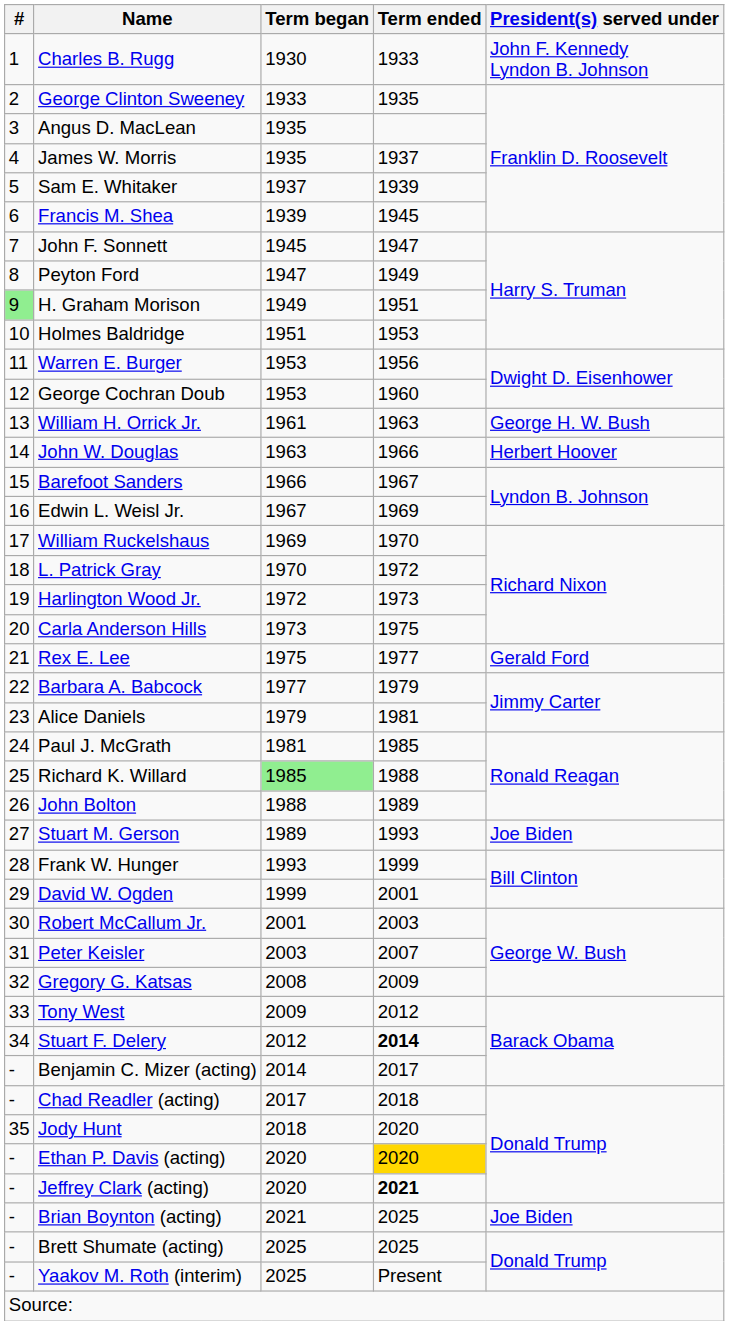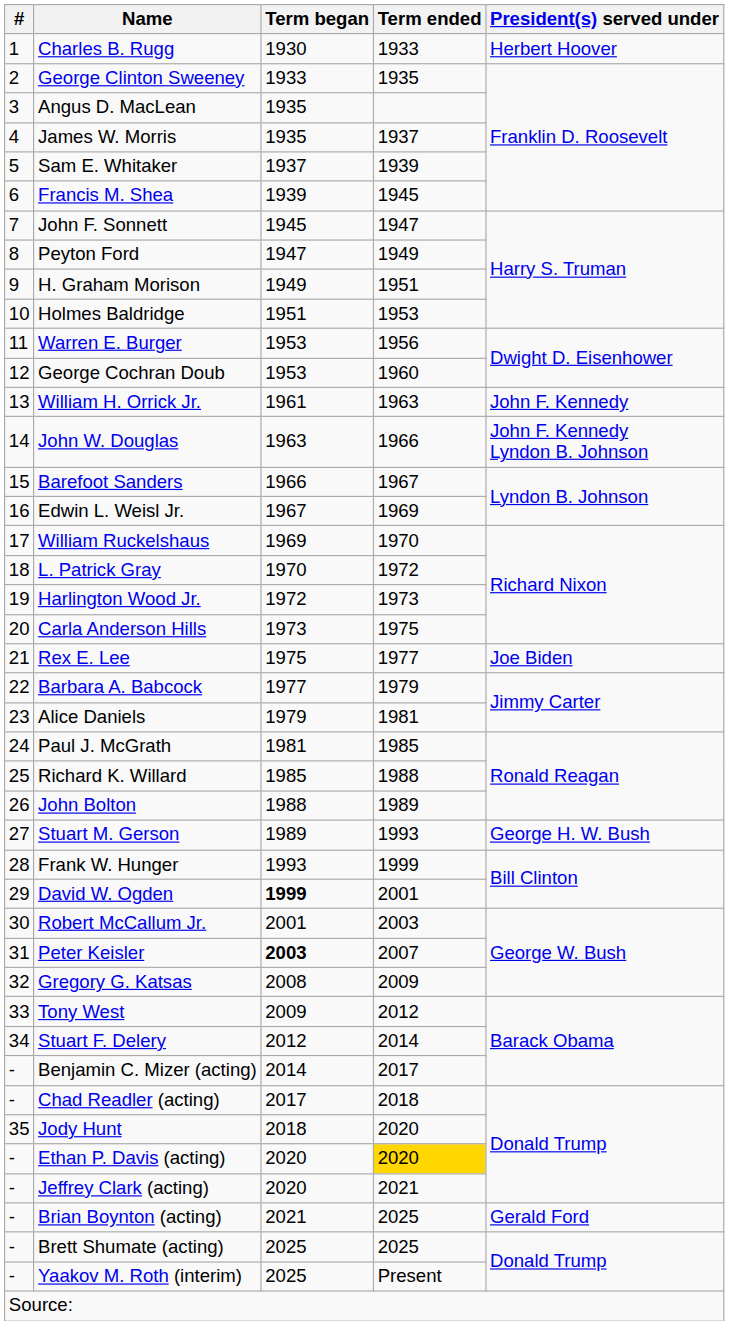(569, 59) John F. Kennedy Lyndon B. Johnson -> (553, 48) Herbert Hoover
(14, 305) lightgreen background -> (14, 284) no background
(570, 422) George H. W. Bush -> (559, 401) John F. Kennedy
(553, 452) Herbert Hoover -> (569, 441) John F. Kennedy Lyndon B. Johnson
(540, 658) Gerald Ford -> (531, 658) Joe Biden
(286, 775) lightgreen background -> (286, 775) no background
(531, 834) Joe Biden -> (570, 834) George H. W. Bush
(286, 893) normal -> (286, 893) bold
(286, 952) normal -> (286, 952) bold
(398, 1040) bold -> (398, 1040) normal
(398, 1188) bold -> (398, 1188) normal
(531, 1217) Joe Biden -> (540, 1217) Gerald Ford
